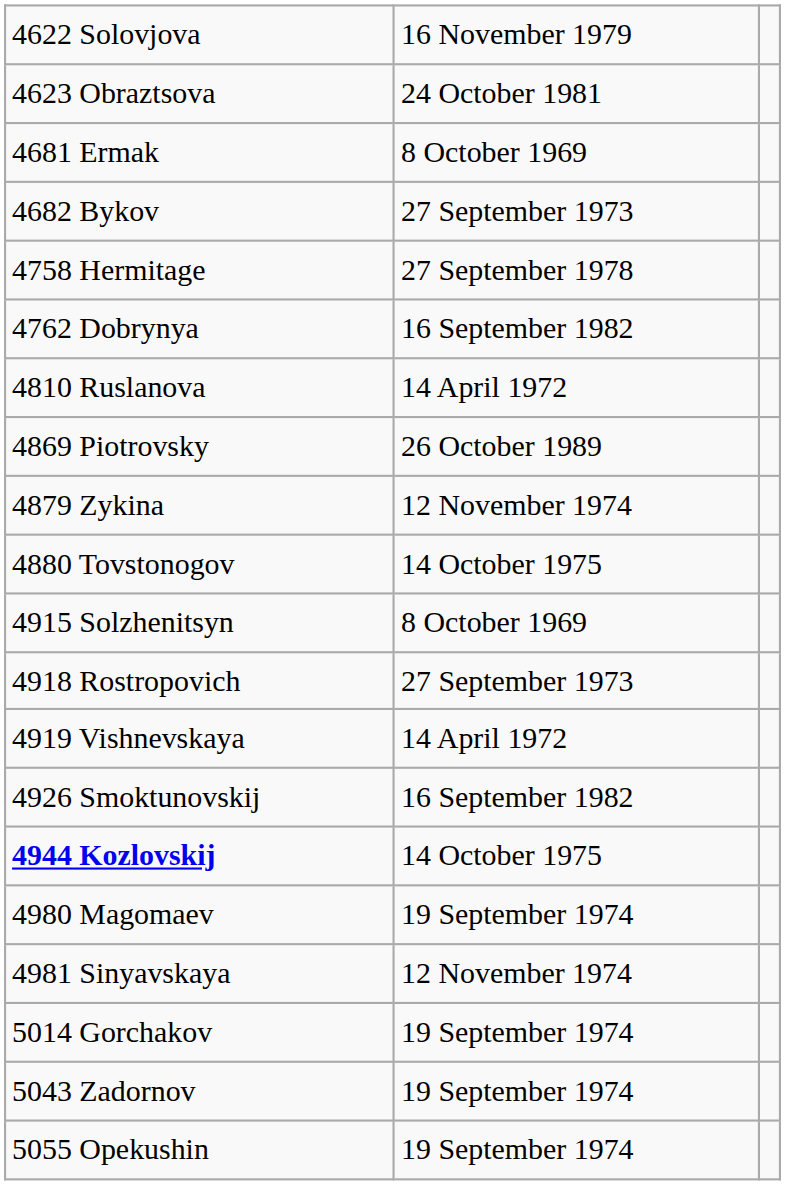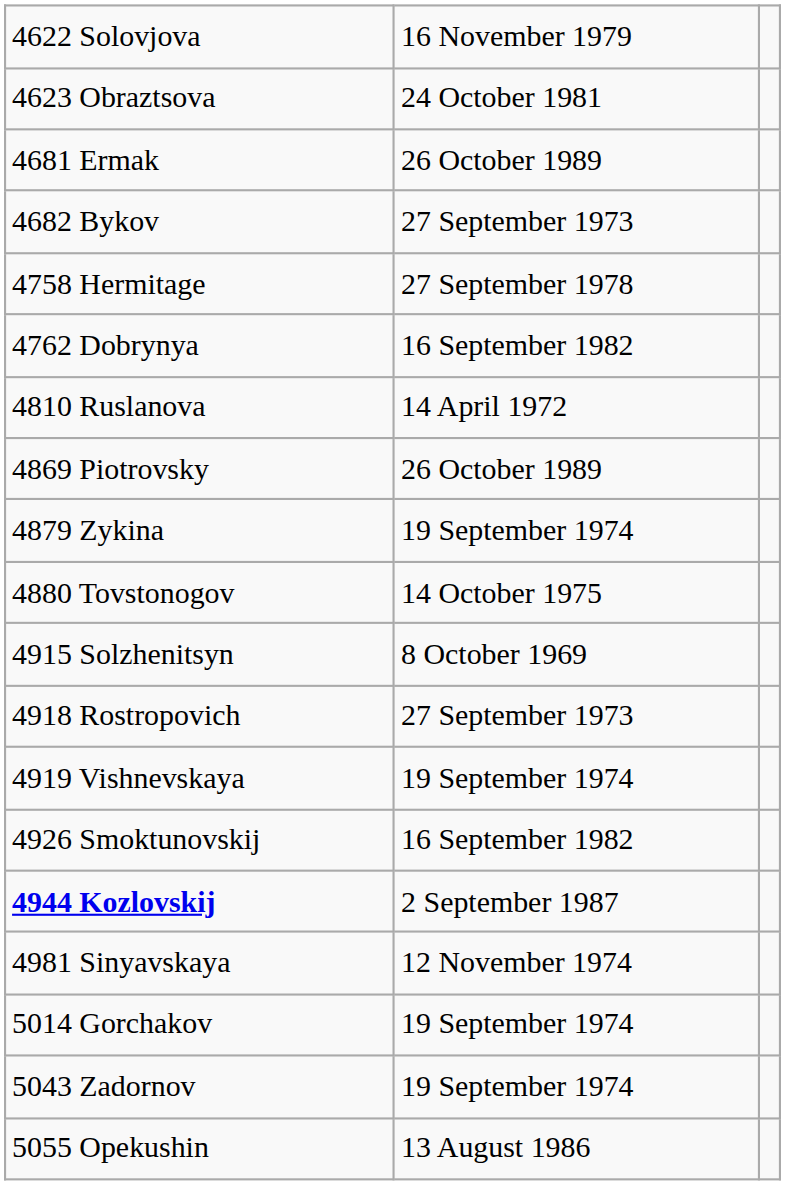(494, 152) 8 October 1969 -> (502, 159) 26 October 1989
(516, 504) 12 November 1974 -> (517, 530) 19 September 1974
(484, 738) 14 April 1972 -> (517, 777) 19 September 1974
(502, 856) 14 October 1975 -> (510, 900) 2 September 1987
- row: (113, 914)
(517, 1149) 19 September 1974 -> (496, 1148) 13 August 1986
